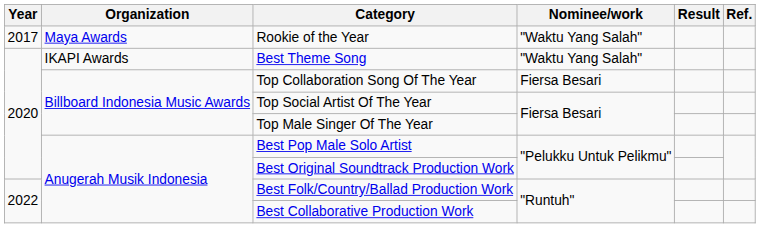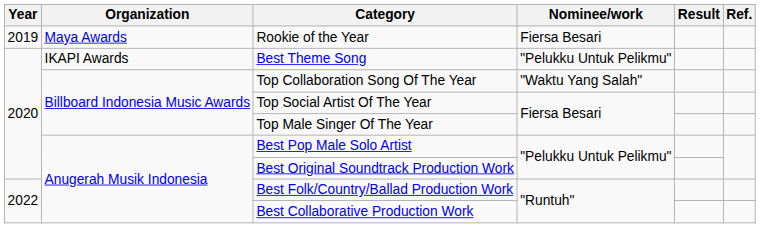(23, 37) 2017 -> (23, 37) 2019
(581, 37) "Waktu Yang Salah" -> (561, 37) Fiersa Besari
(581, 59) "Waktu Yang Salah" -> (596, 59) "Pelukku Untuk Pelikmu"
(561, 80) Fiersa Besari -> (581, 80) "Waktu Yang Salah"
